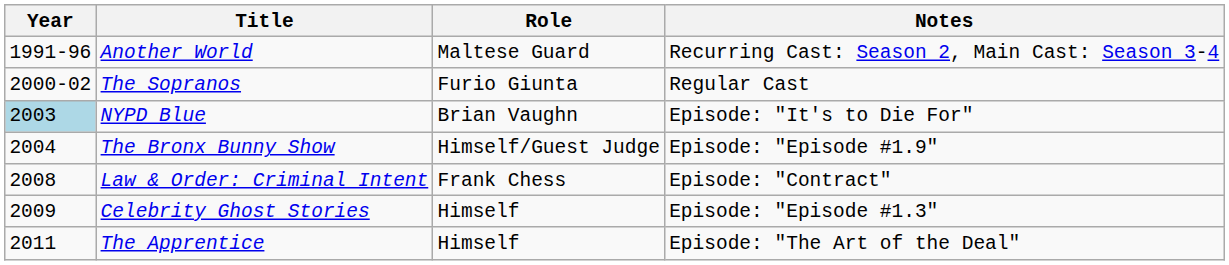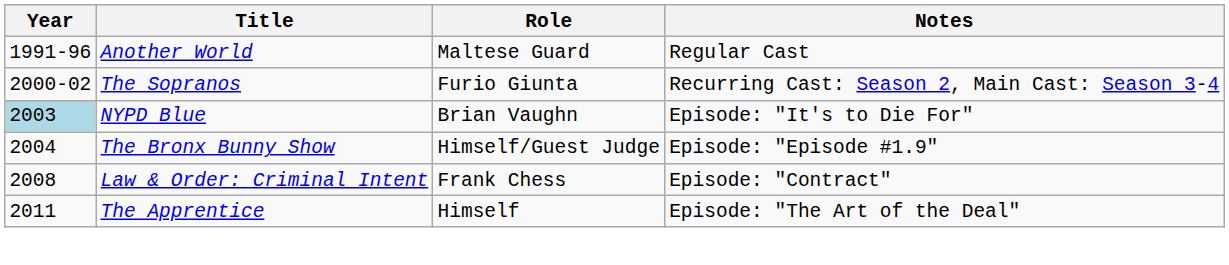(944, 52) Recurring Cast: Season 2, Main Cast: Season 3-4 -> (739, 52) Regular Cast
(739, 84) Regular Cast -> (944, 84) Recurring Cast: Season 2, Main Cast: Season 3-4
- row: (235, 211)
